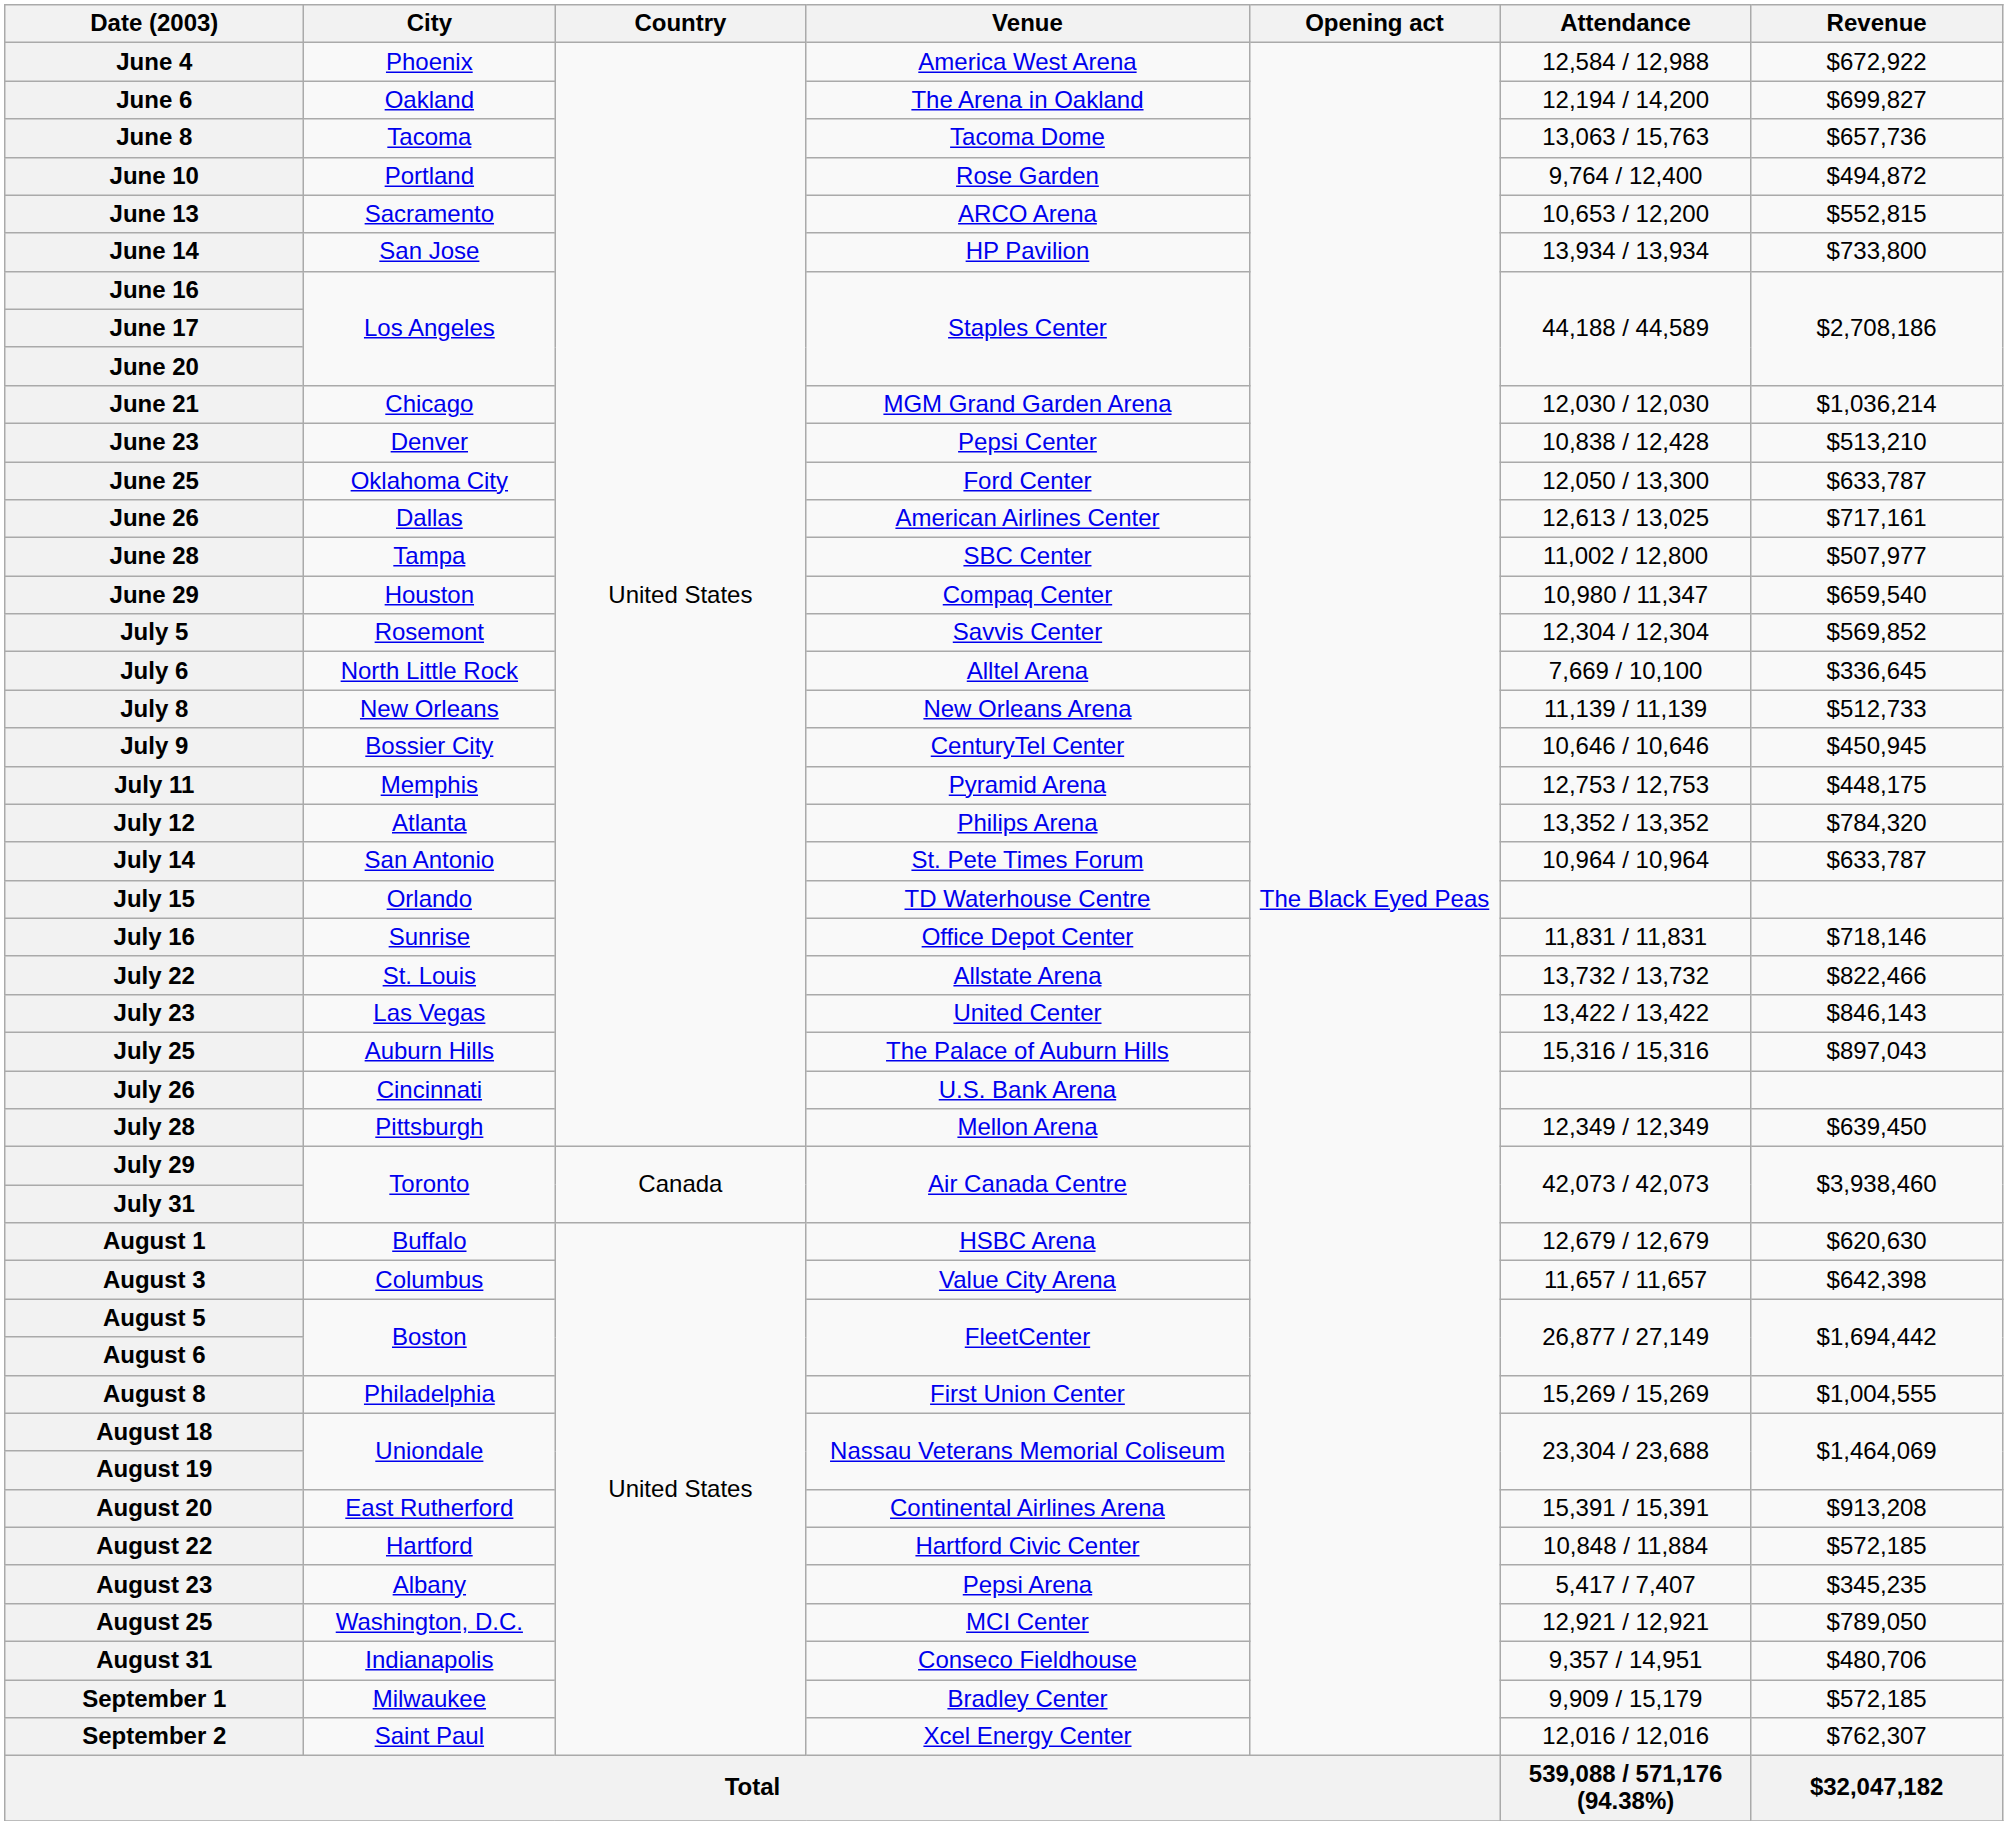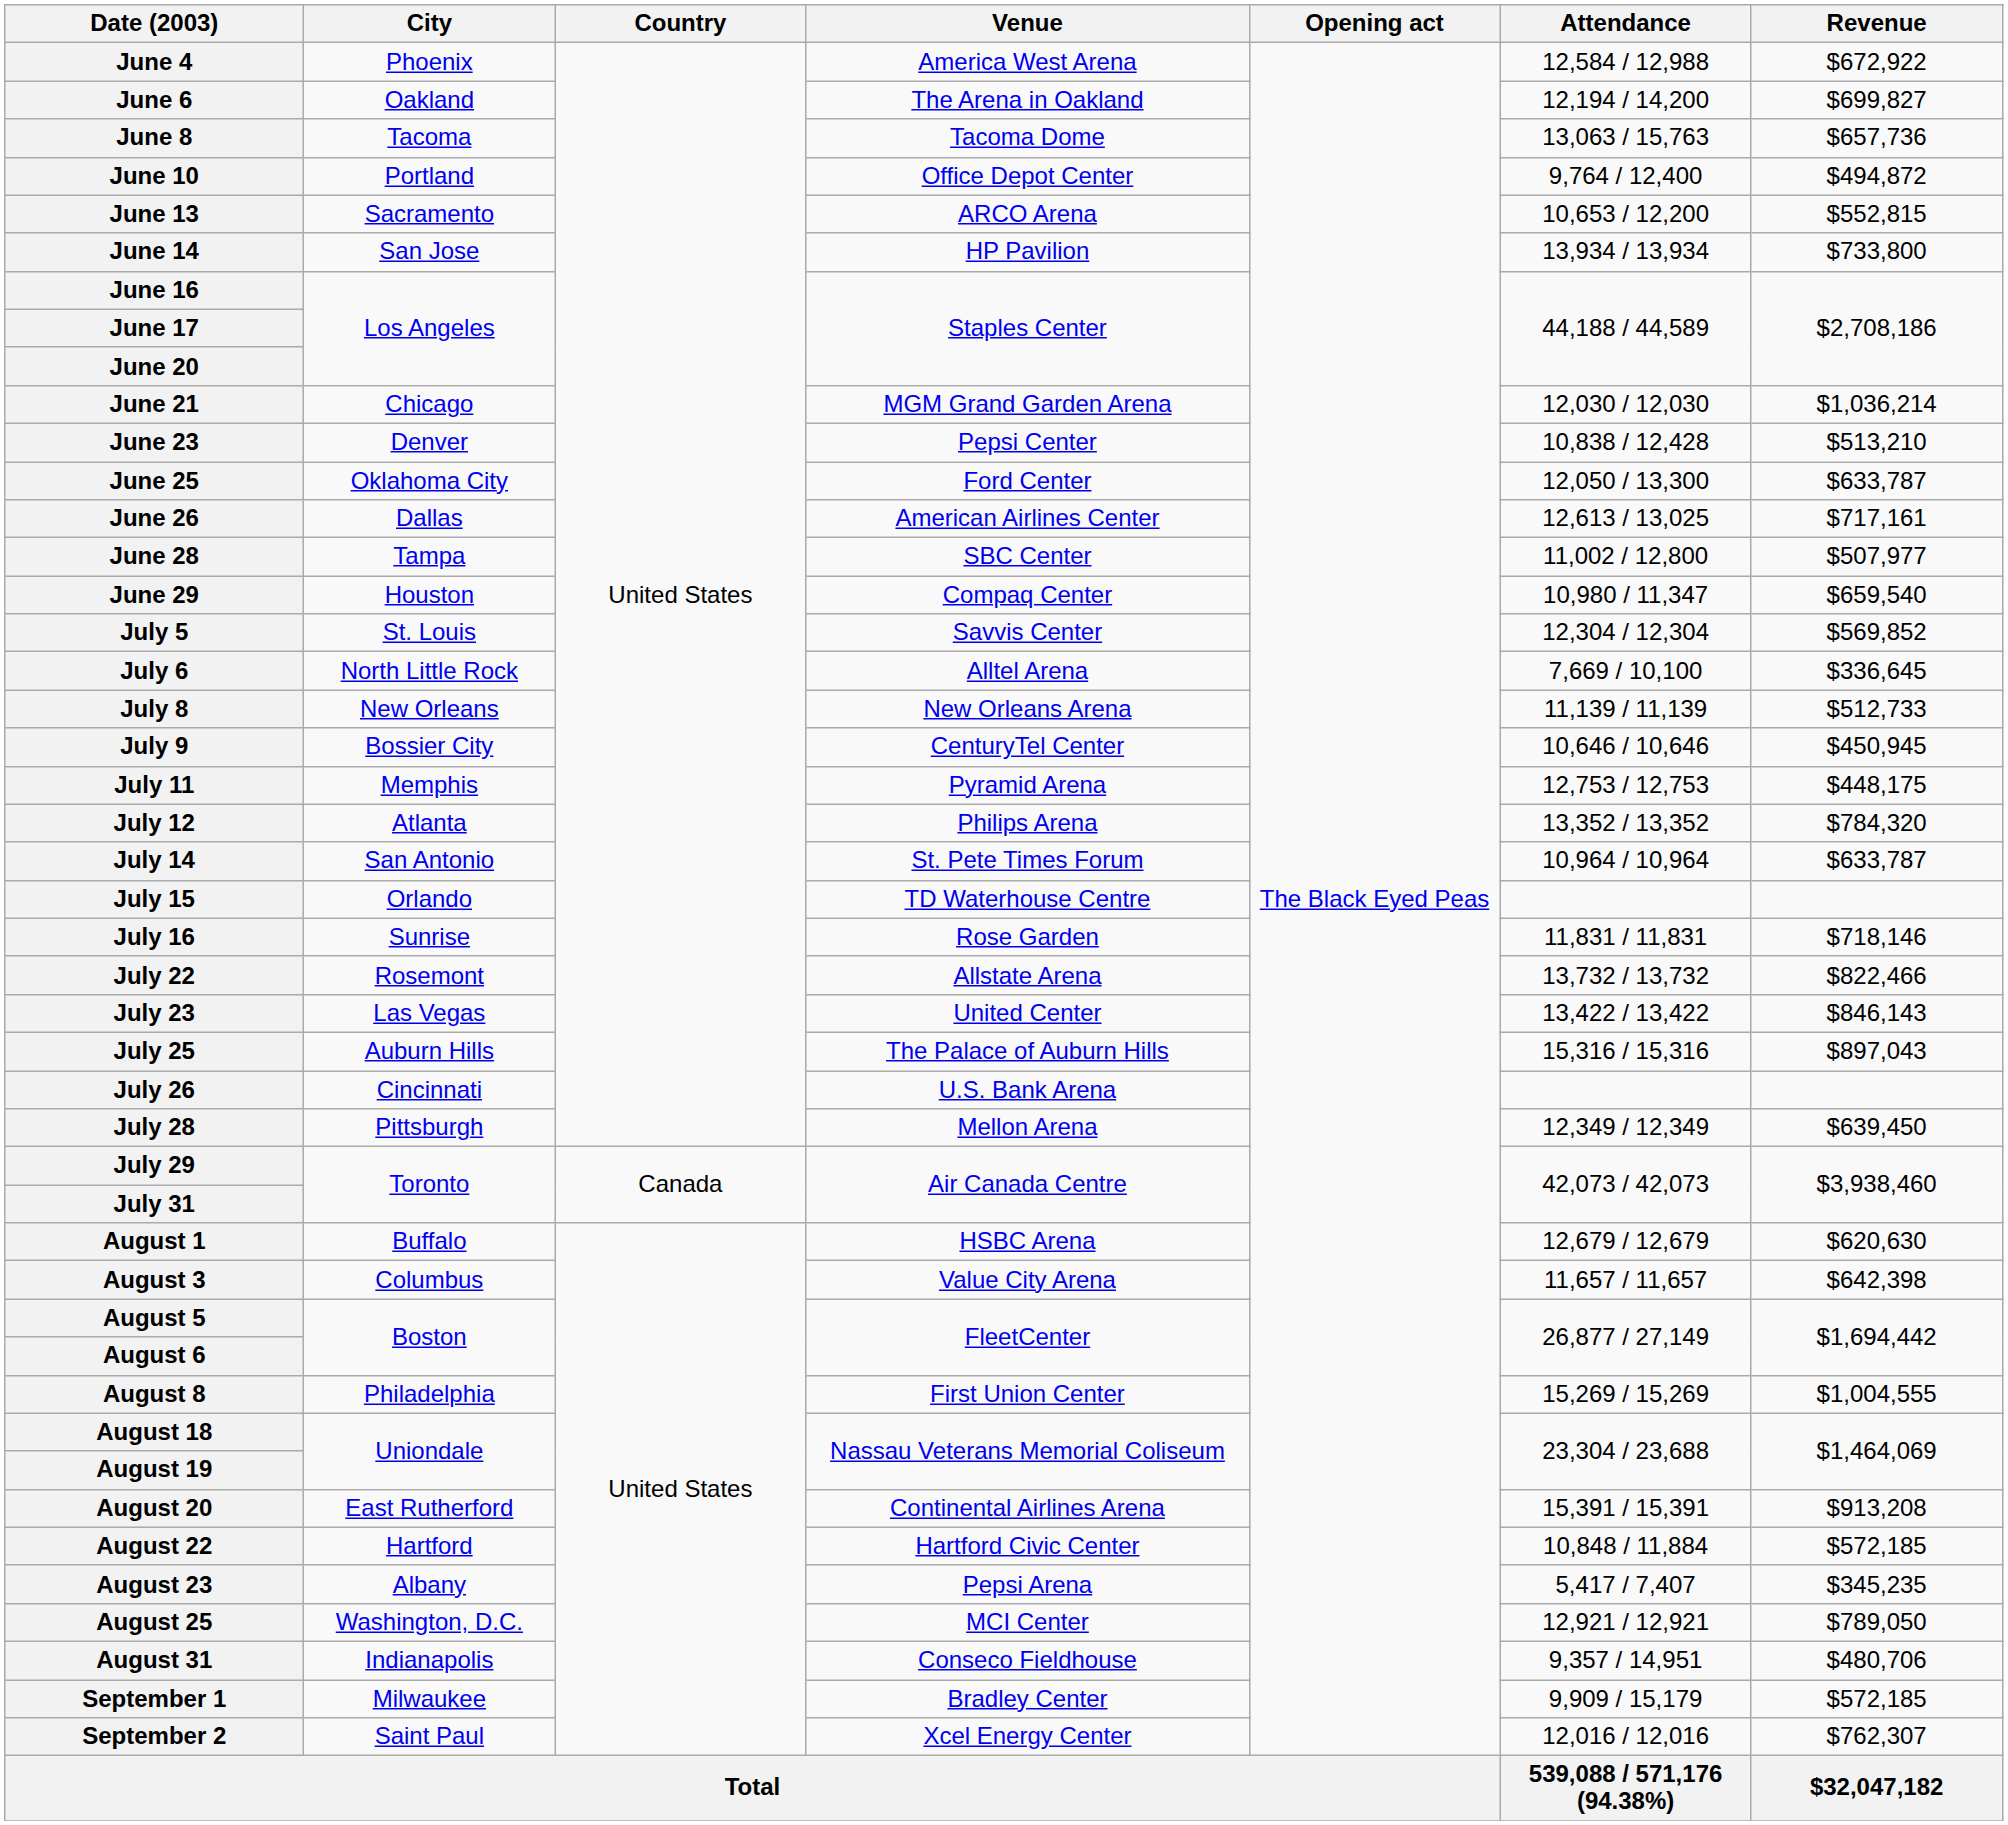(1027, 175) Rose Garden -> (1027, 175) Office Depot Center
(429, 632) Rosemont -> (429, 632) St. Louis
(1027, 937) Office Depot Center -> (1027, 937) Rose Garden
(429, 975) St. Louis -> (429, 975) Rosemont
